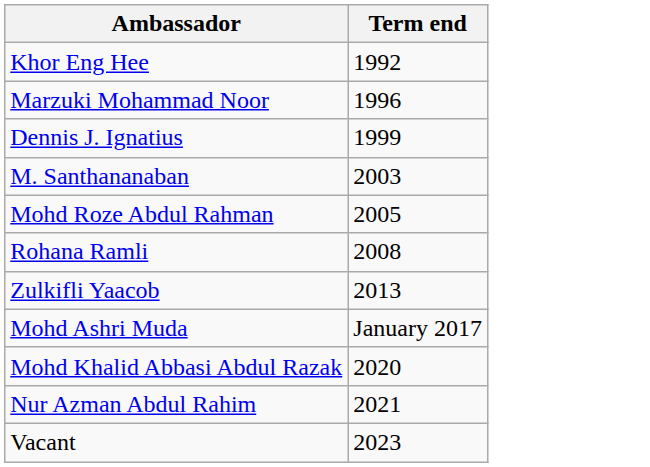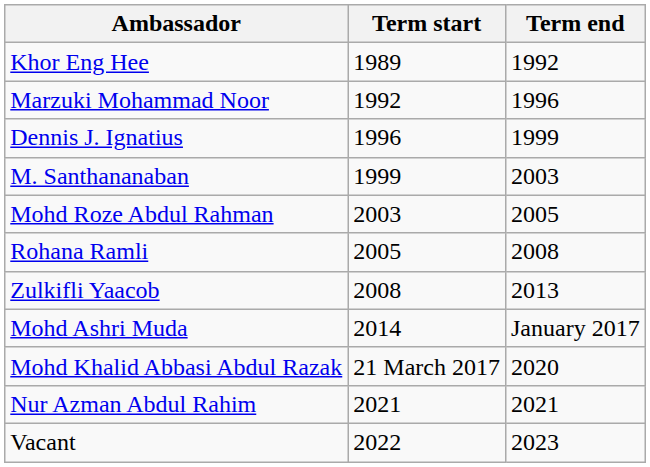+ column: (427, 23)
